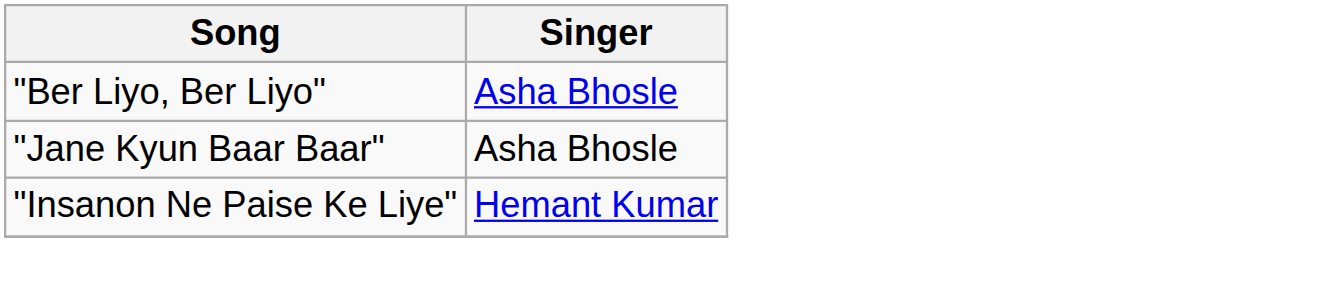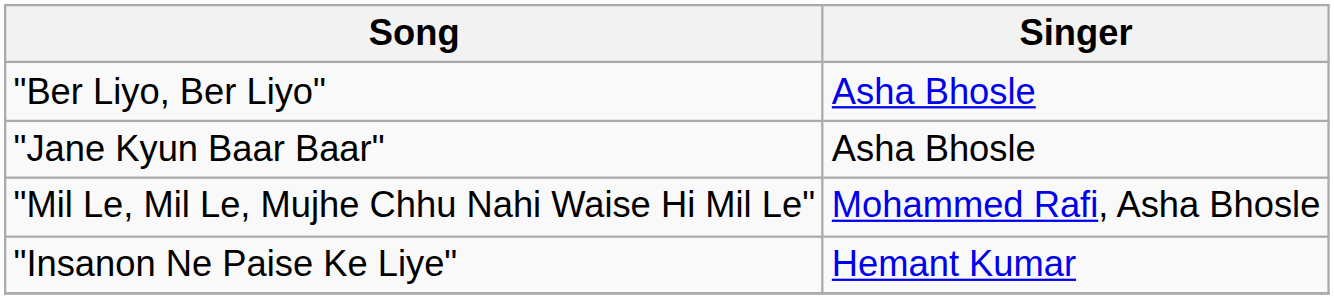+ row: (414, 206)
